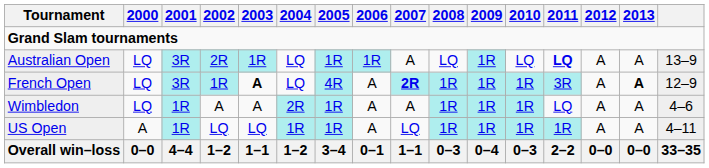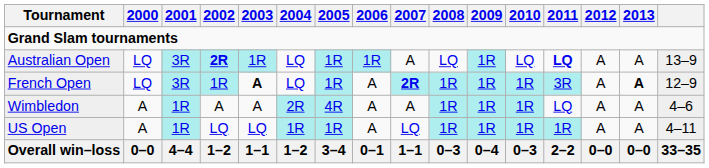(219, 60) normal -> (219, 60) bold
(334, 83) 4R -> (334, 83) 1R
(143, 106) LQ -> (143, 106) A
(334, 106) 1R -> (334, 106) 4R
